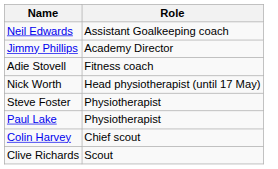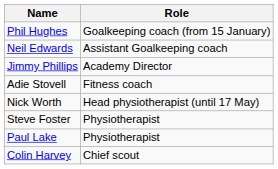+ row: (37, 31)
- row: (43, 155)
